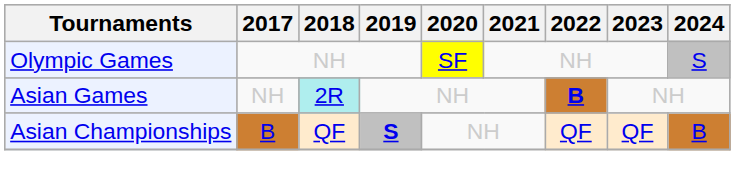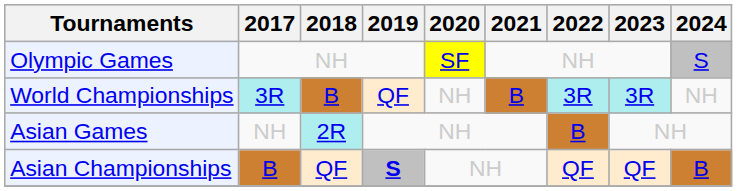+ row: (122, 96)
(576, 96) bold -> (578, 132) normal
